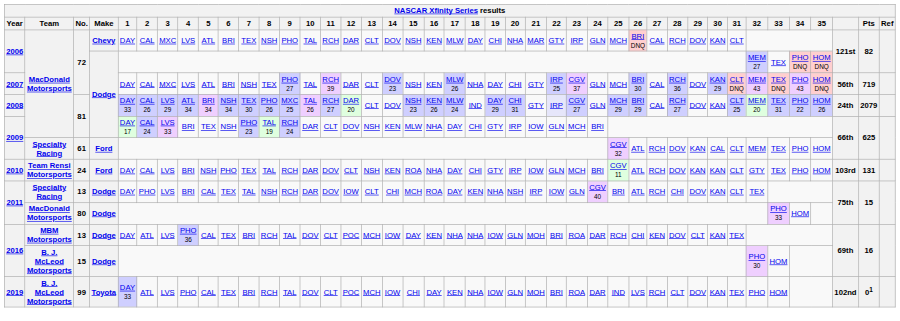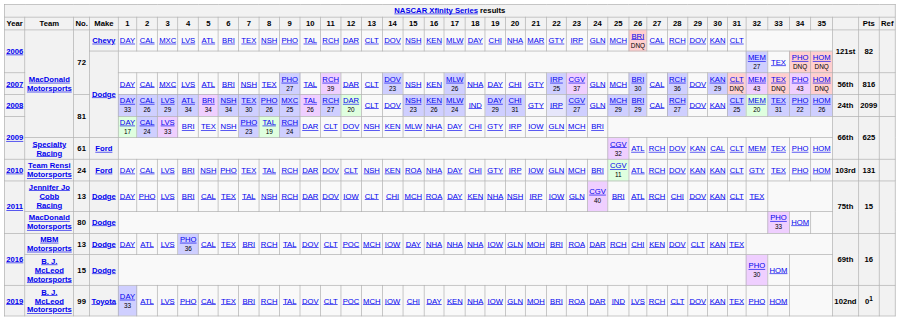(869, 84) 719 -> (869, 84) 816
(869, 105) 2079 -> (869, 105) 2099
(49, 192) Specialty Racing -> (49, 196) Jennifer Jo Cobb Racing
(434, 235) KEN -> (434, 244) NHA
